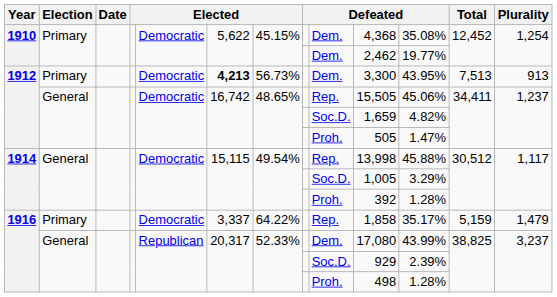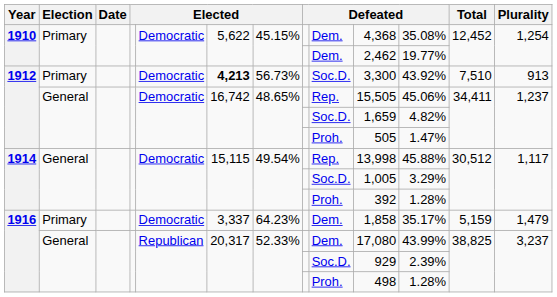(327, 76) Dem. -> (331, 76) Soc.D.
(424, 76) 43.95% -> (424, 76) 43.92%
(475, 76) 7,513 -> (475, 76) 7,510
(278, 220) 64.22% -> (278, 220) 64.23%
(325, 220) Rep. -> (327, 220) Dem.
